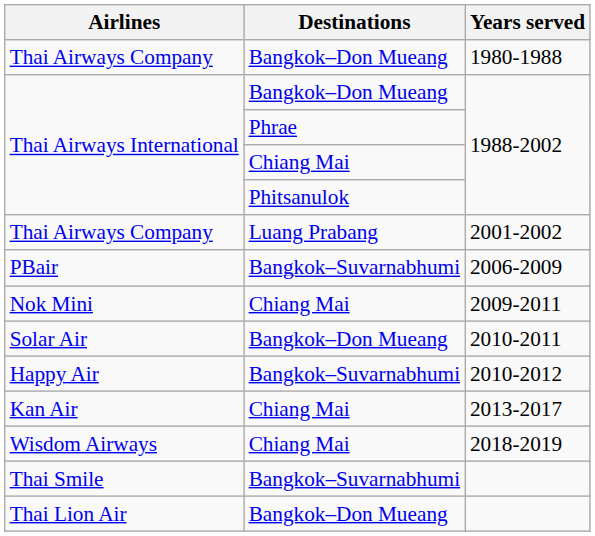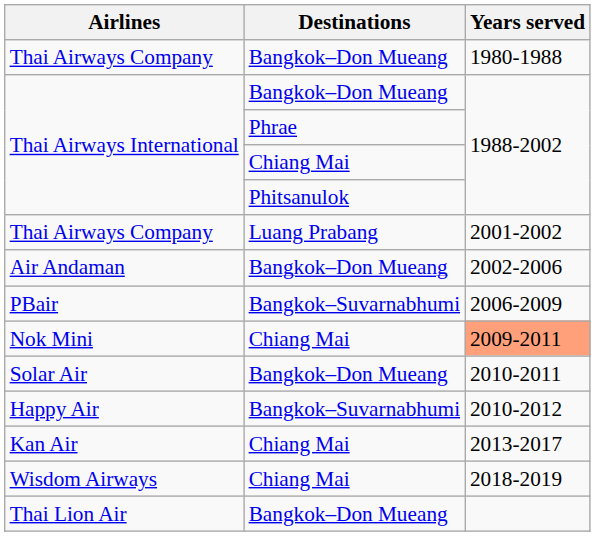+ row: (67, 267)
(516, 302) no background -> (516, 338) lightsalmon background
- row: (57, 478)
